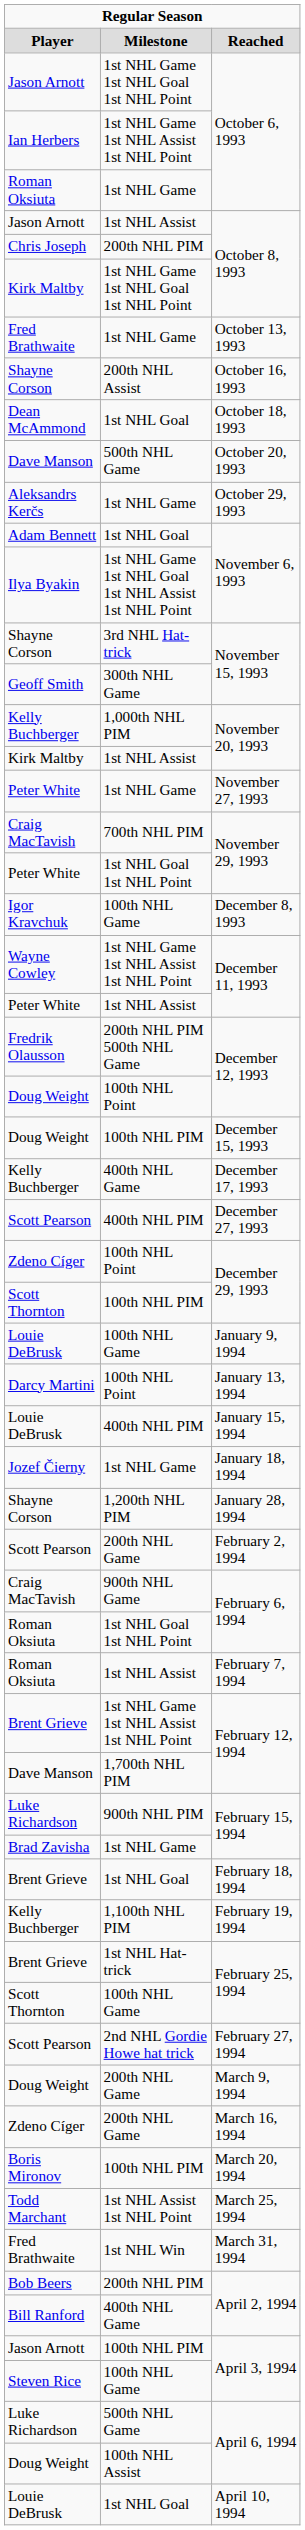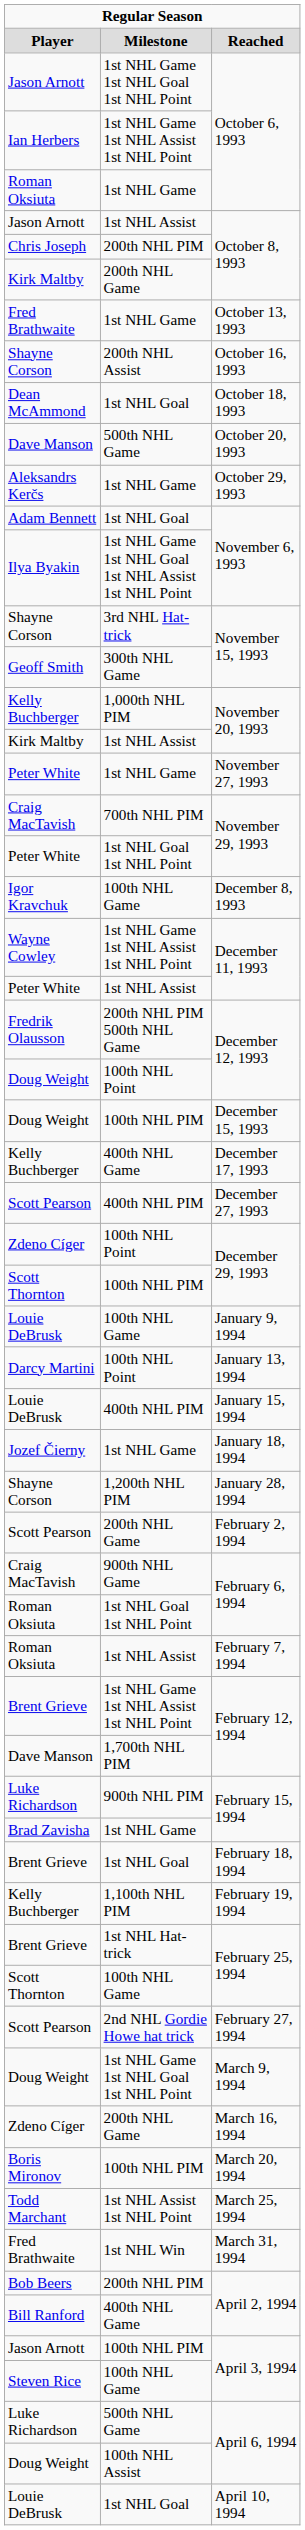(150, 287) 1st NHL Game 1st NHL Goal 1st NHL Point -> (138, 279) 200th NHL Game
(138, 2085) 200th NHL Game -> (150, 2076) 1st NHL Game 1st NHL Goal 1st NHL Point
